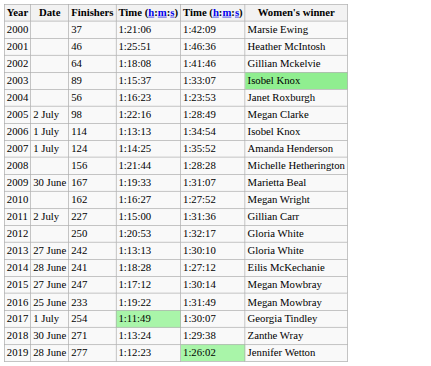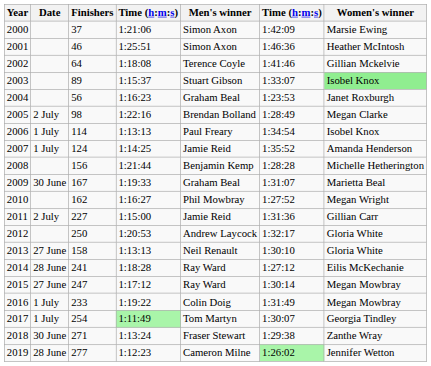+ column: (220, 13)
(79, 251) 242 -> (79, 251) 158
(50, 302) 25 June -> (46, 302) 1 July
